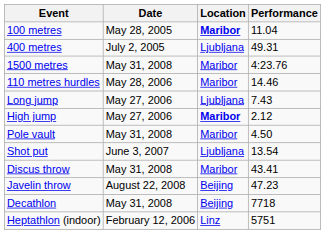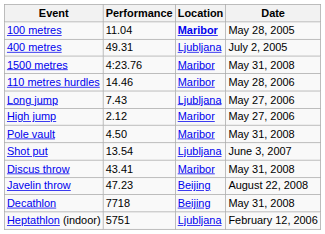columns swapped: (284, 13) <-> (150, 13)
(220, 117) bold -> (196, 117) normal
(210, 221) Linz -> (200, 221) Ljubljana
